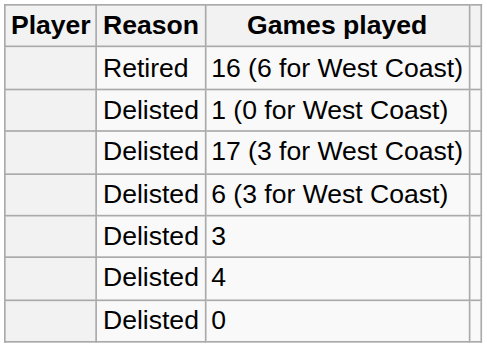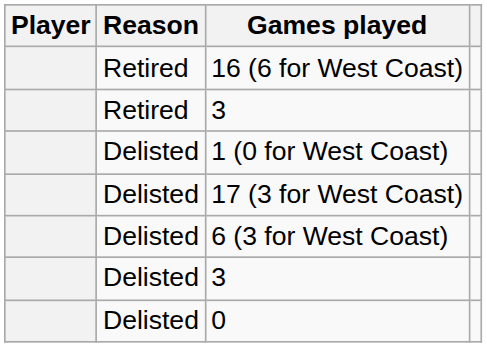+ row: (146, 109)
- row: (151, 278)
